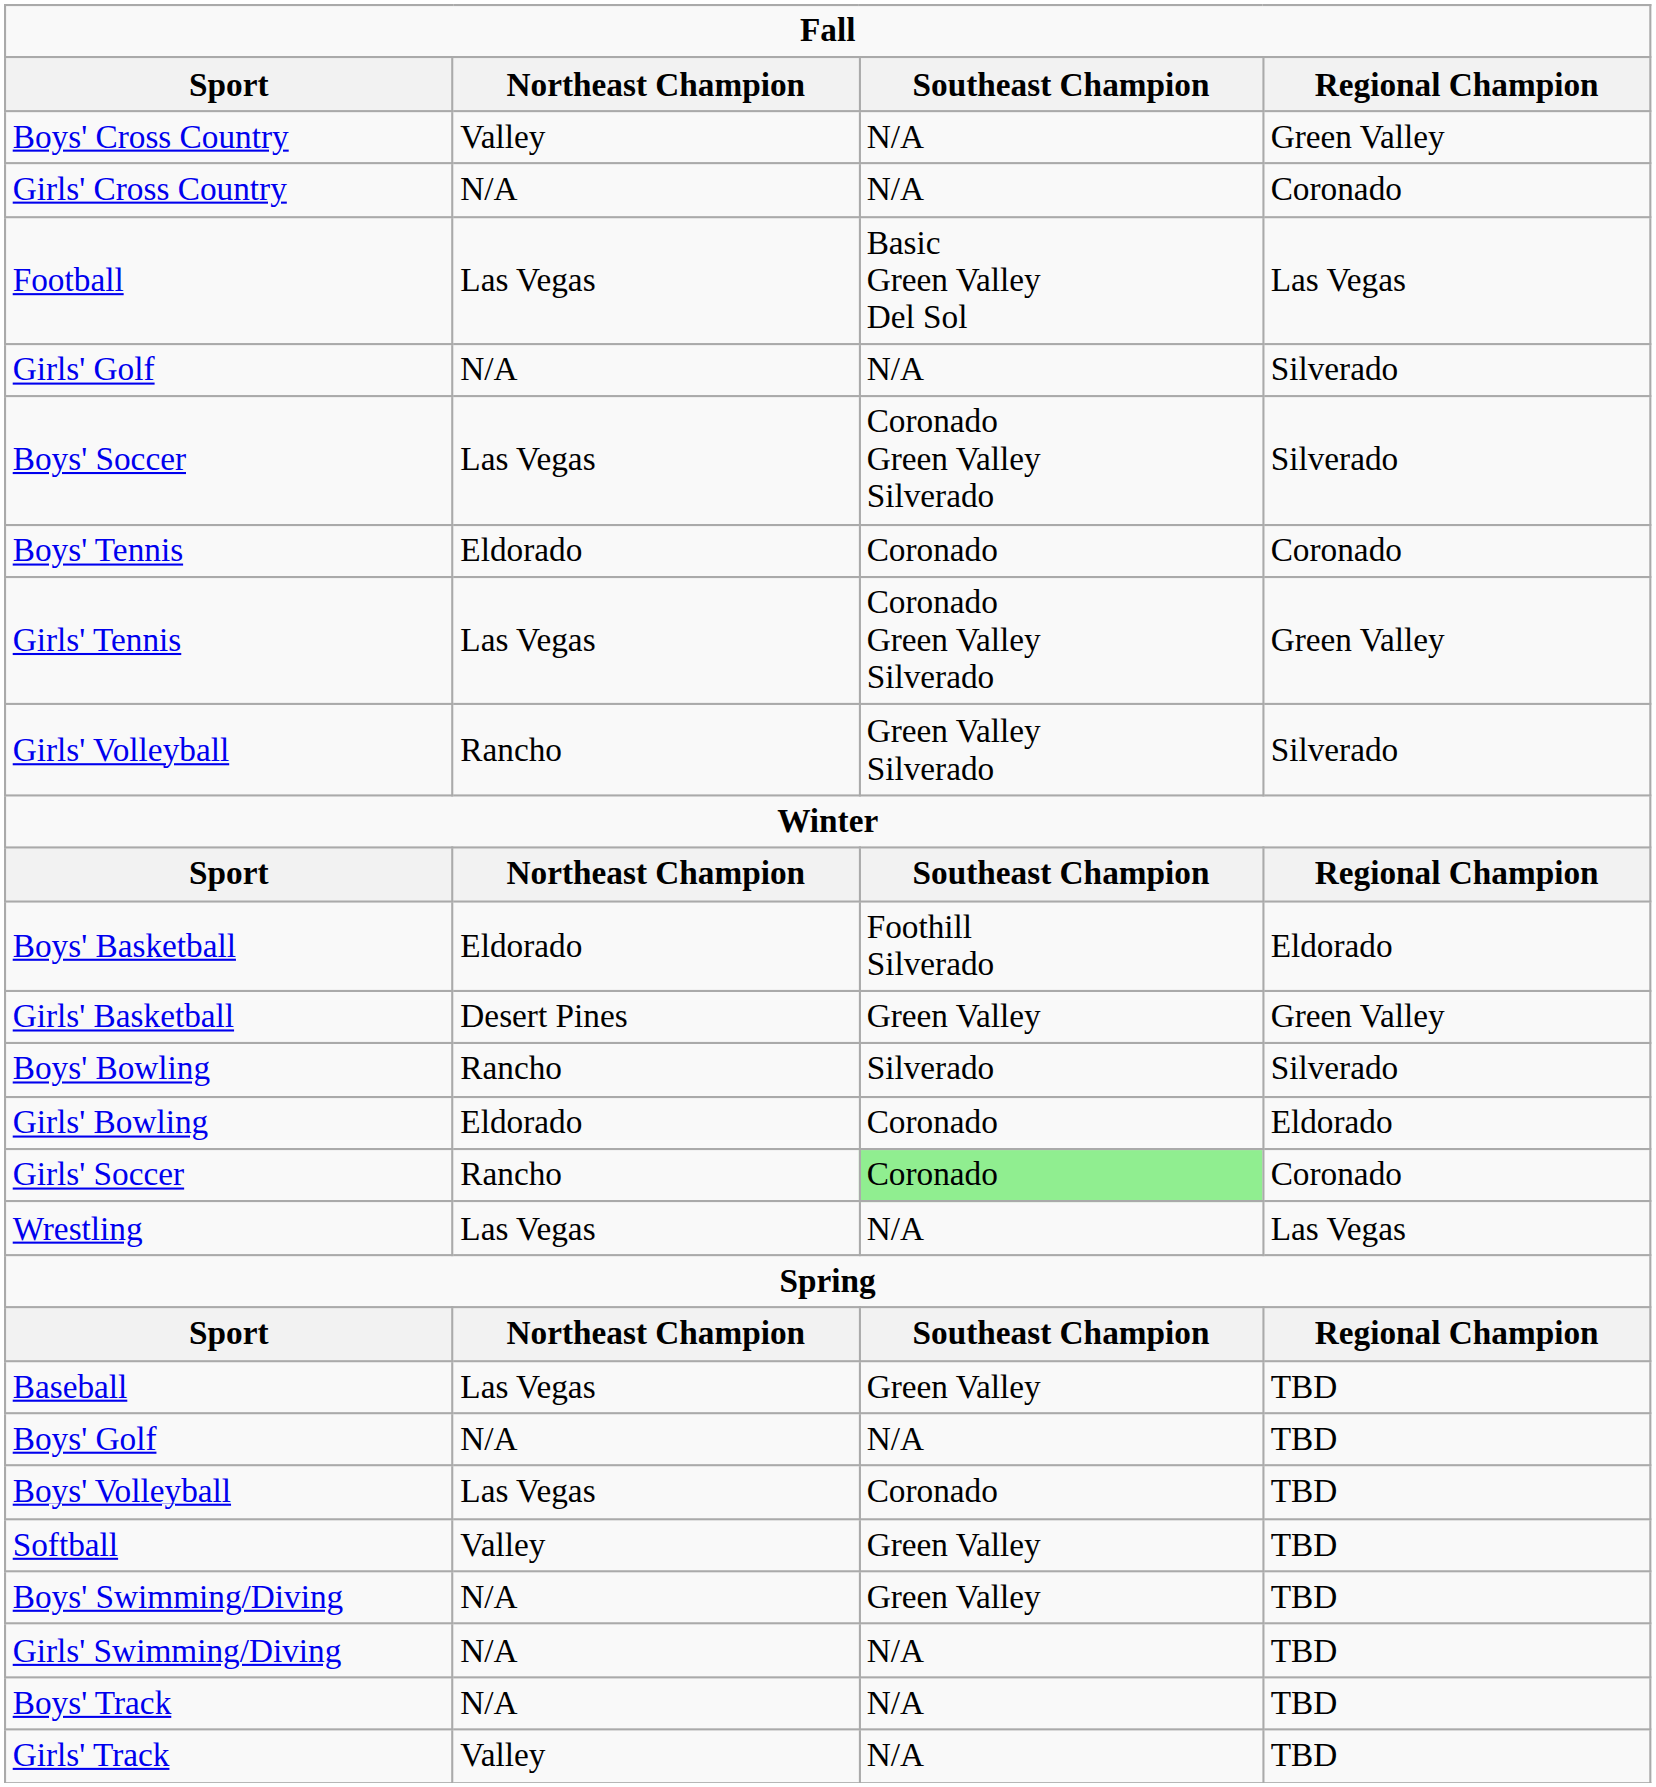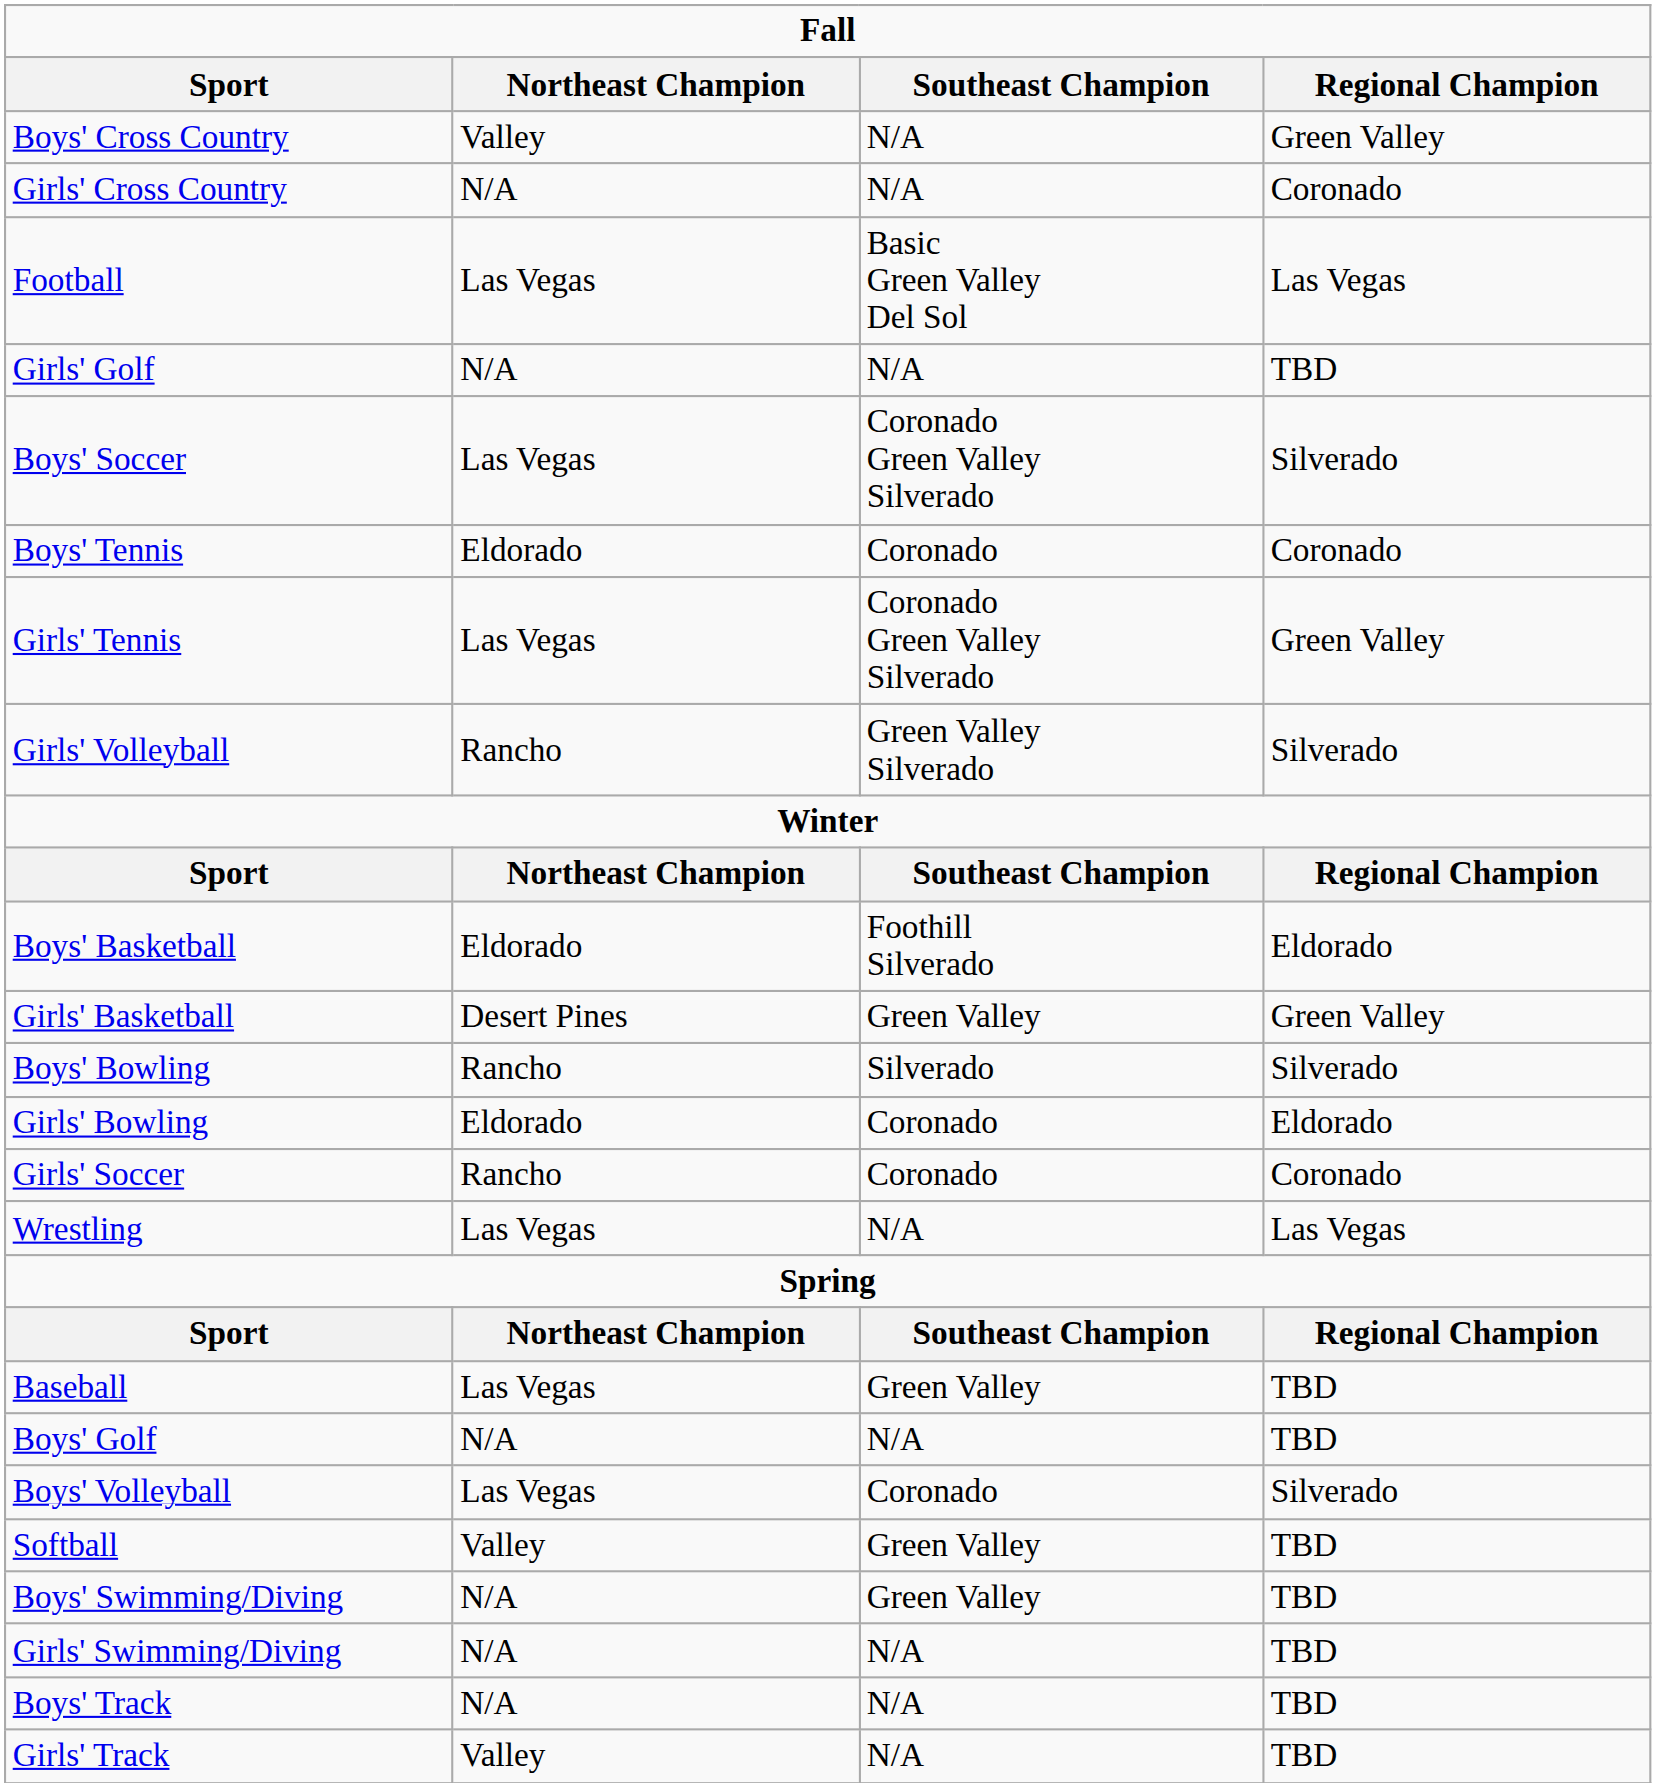(1334, 369) Silverado -> (1304, 369) TBD
(932, 1174) lightgreen background -> (932, 1174) no background
(1304, 1491) TBD -> (1334, 1491) Silverado
